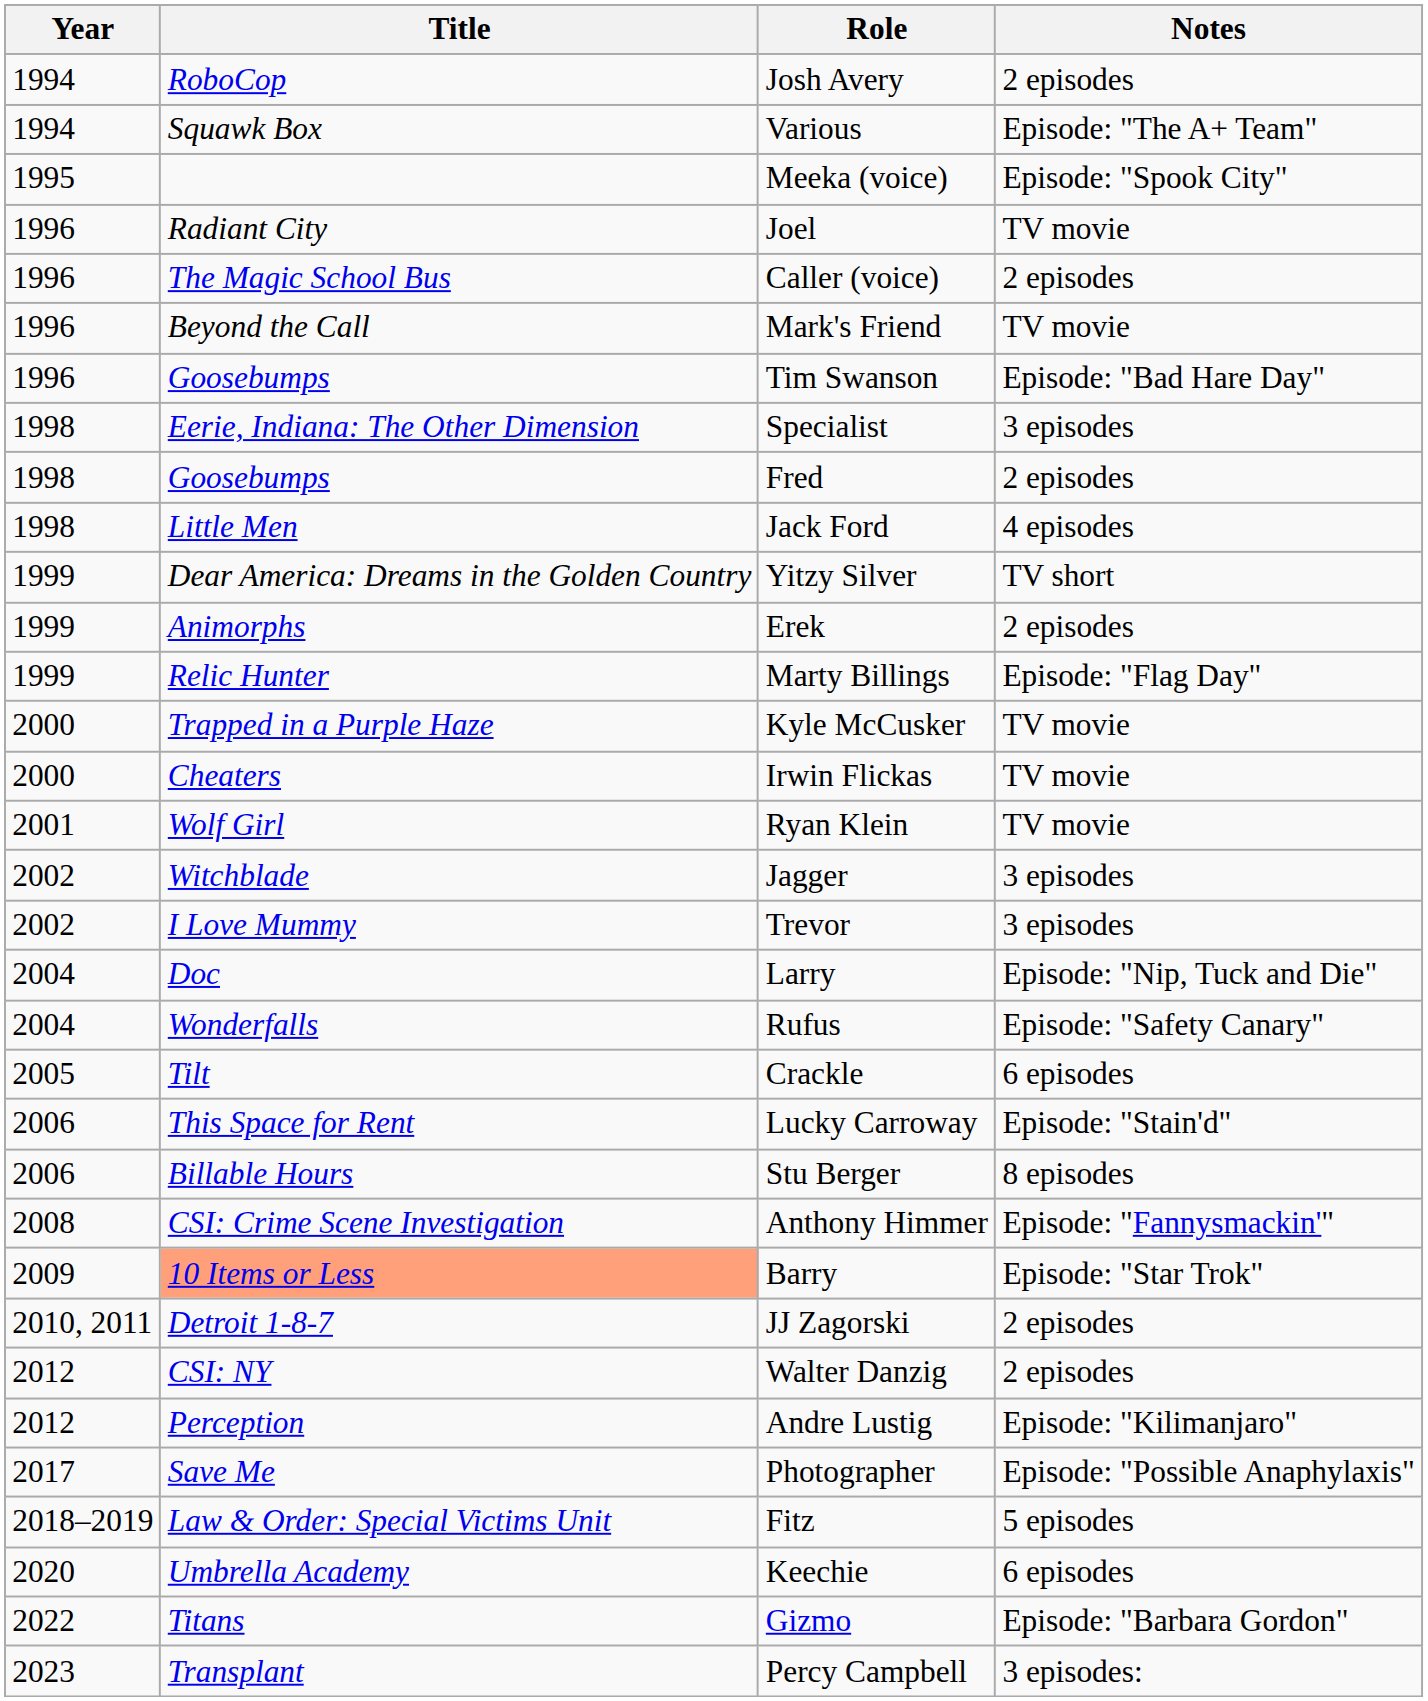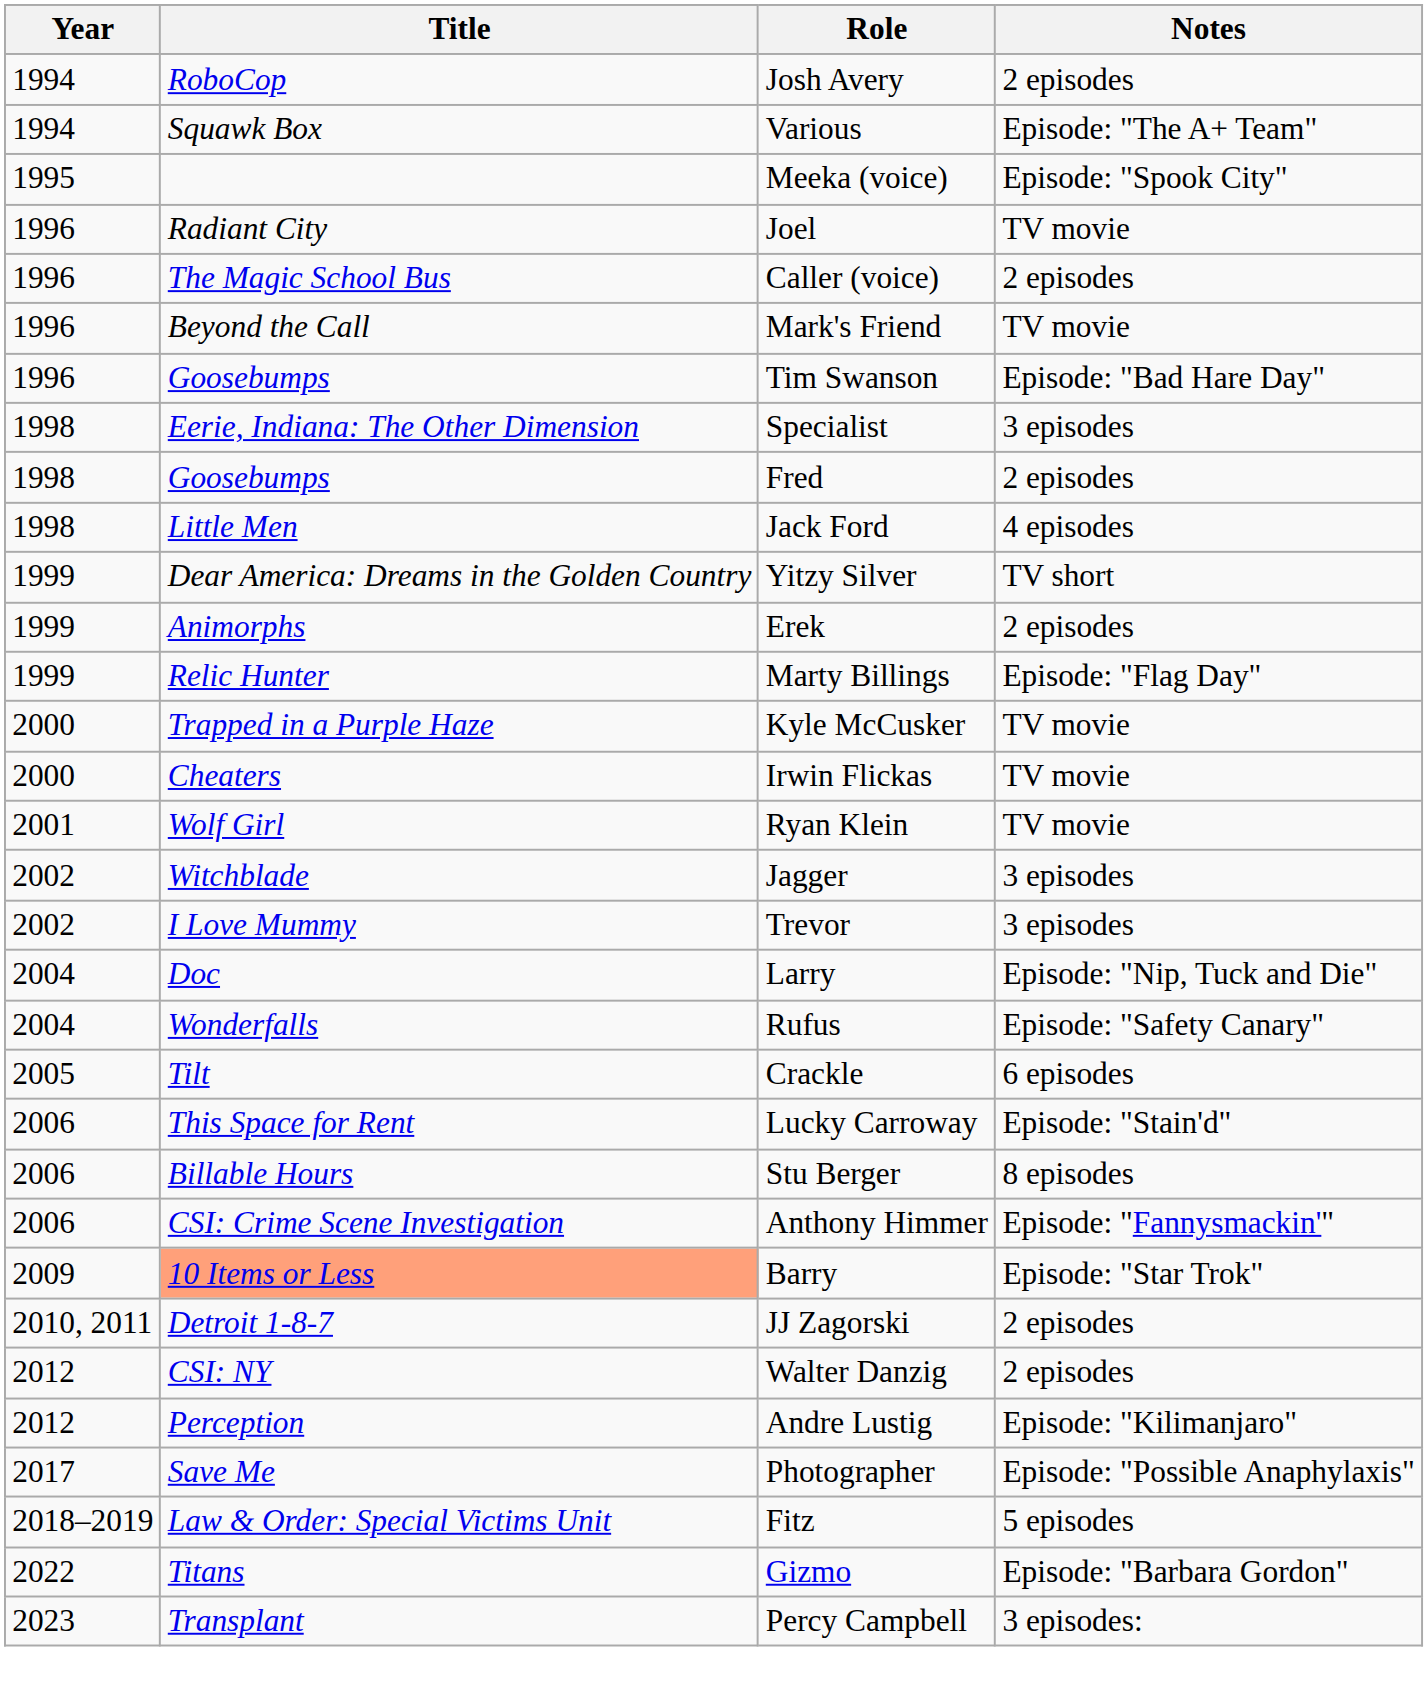(44, 1223) 2008 -> (44, 1223) 2006
- row: (817, 1571)
